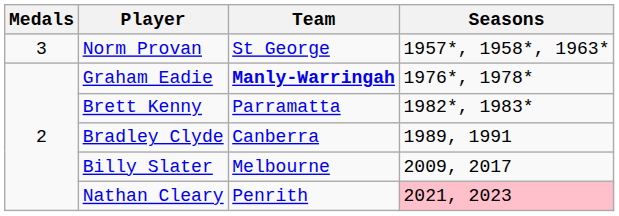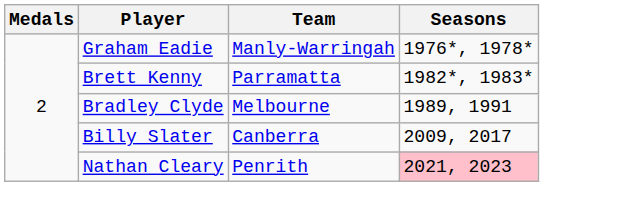- row: (142, 49)
(314, 78) bold -> (314, 49) normal
(276, 137) Canberra -> (281, 108) Melbourne
(281, 167) Melbourne -> (276, 137) Canberra
